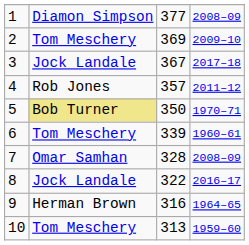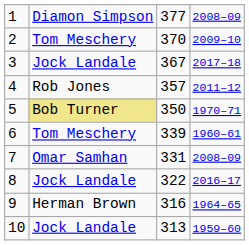(173, 40) 369 -> (173, 40) 370
(173, 157) 328 -> (173, 157) 331
(84, 228) Tom Meschery -> (84, 228) Jock Landale
